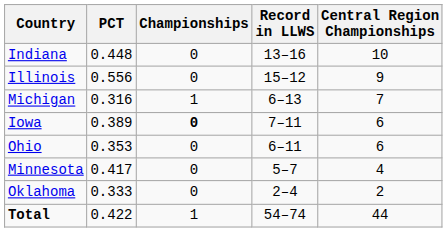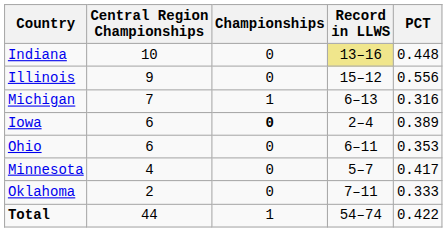columns swapped: (380, 24) <-> (111, 24)
(285, 55) no background -> (361, 55) khaki background
(285, 124) 7–11 -> (361, 124) 2–4
(285, 192) 2–4 -> (361, 192) 7–11
